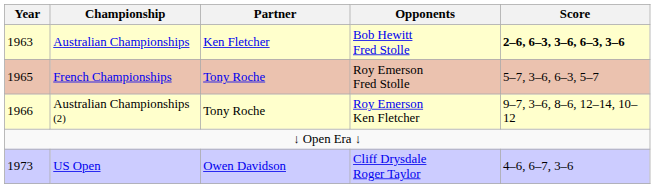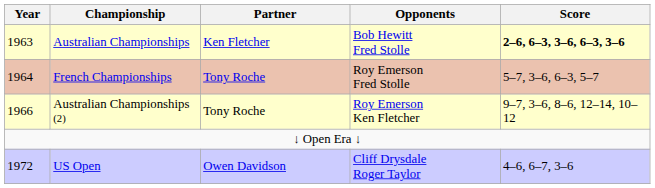(20, 76) 1965 -> (20, 76) 1964
(20, 166) 1973 -> (20, 166) 1972
